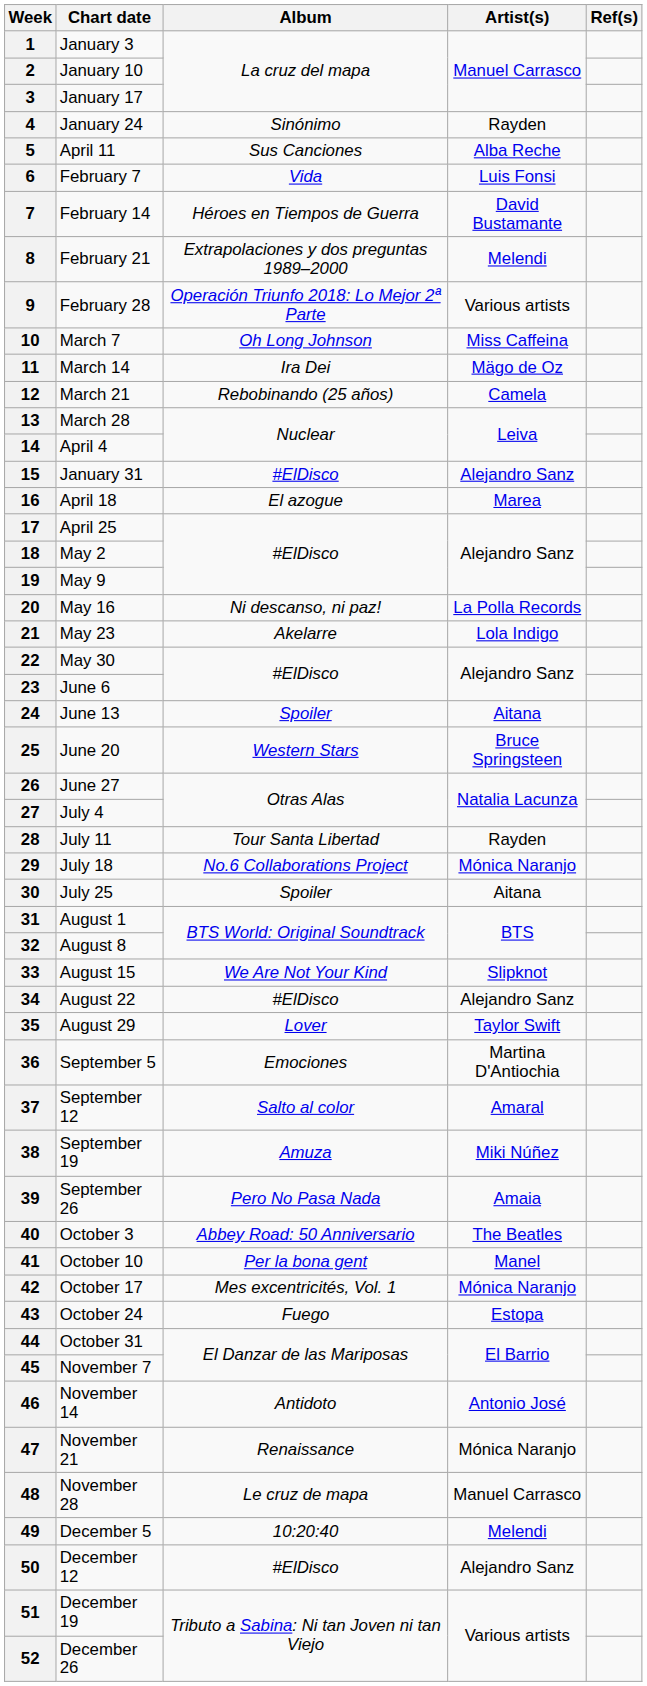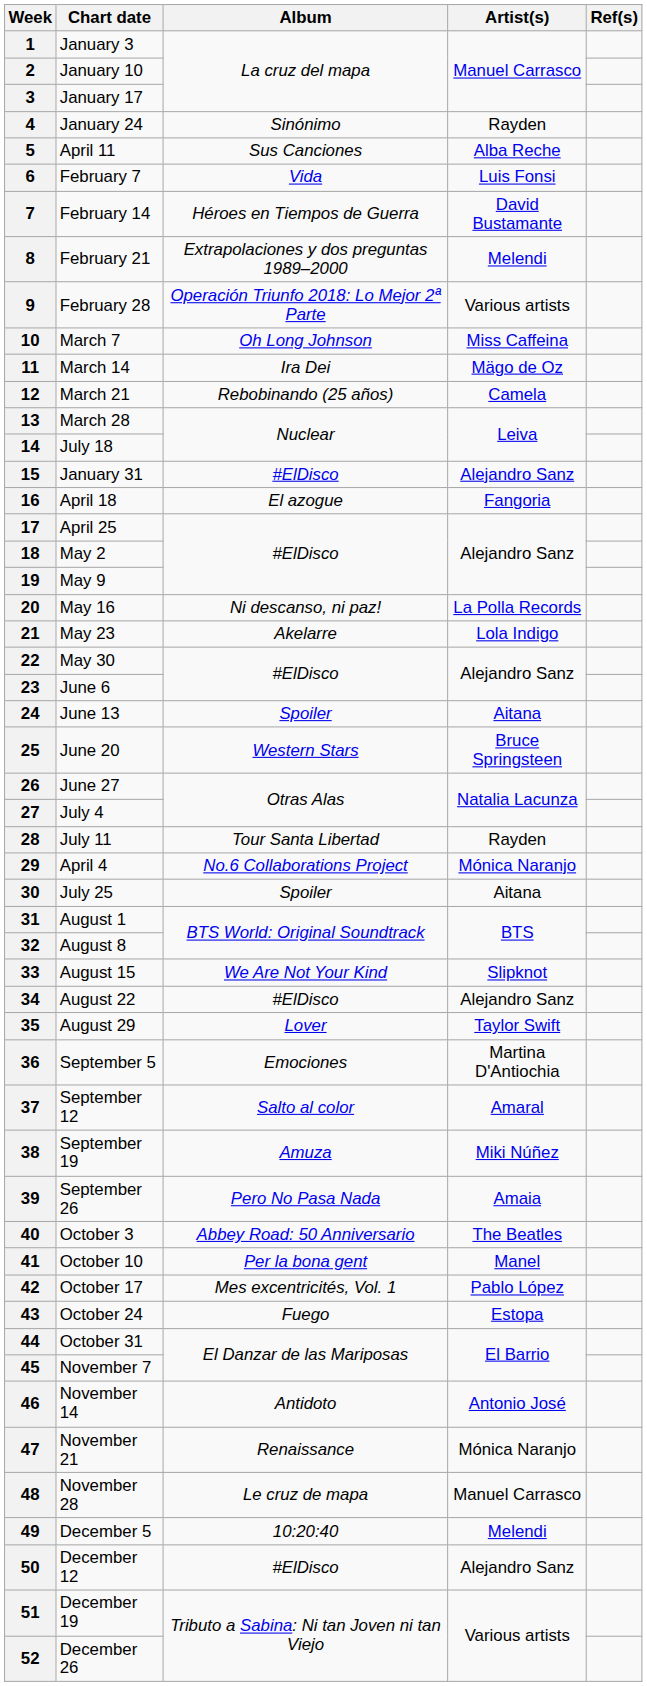(84, 447) April 4 -> (86, 447) July 18
(517, 500) Marea -> (517, 500) Fangoria
(86, 866) July 18 -> (84, 866) April 4
(517, 1288) Mónica Naranjo -> (517, 1288) Pablo López
